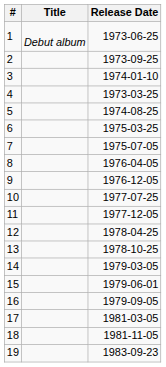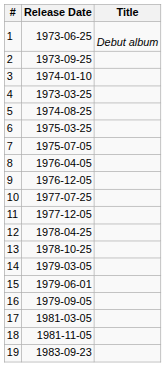columns swapped: (55, 13) <-> (125, 13)
